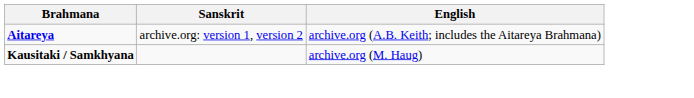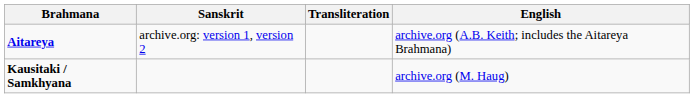+ column: (349, 14)
